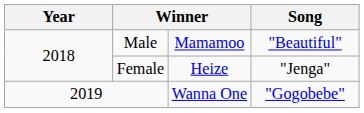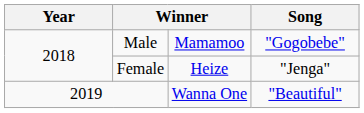(305, 42) "Beautiful" -> (305, 42) "Gogobebe"
(305, 94) "Gogobebe" -> (305, 94) "Beautiful"
